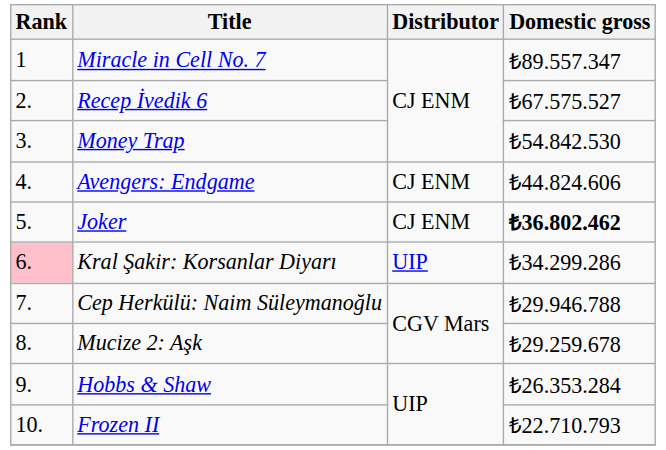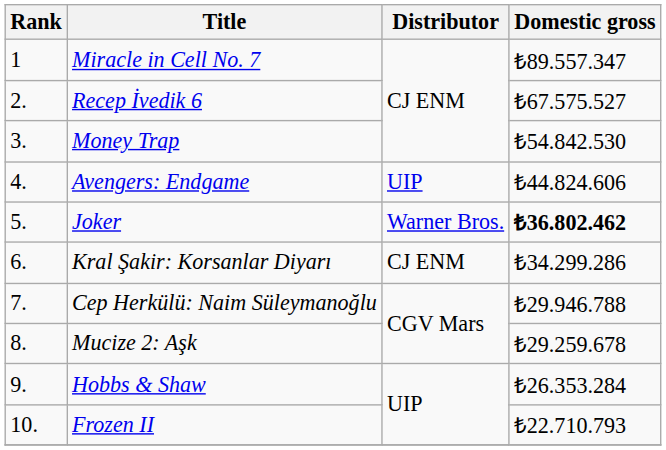(431, 181) CJ ENM -> (405, 181) UIP
(431, 221) CJ ENM -> (446, 221) Warner Bros.
(24, 262) pink background -> (19, 262) no background
(410, 262) UIP -> (426, 262) CJ ENM
